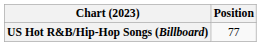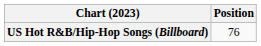(234, 32) 77 -> (234, 32) 76
